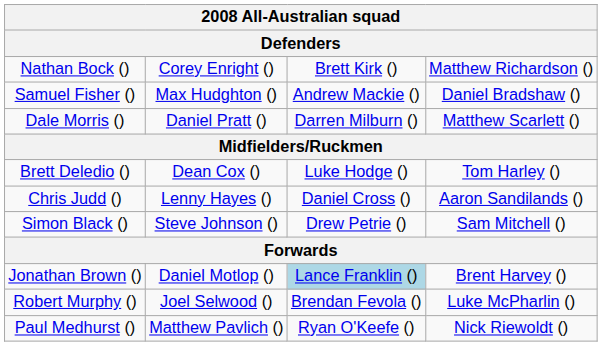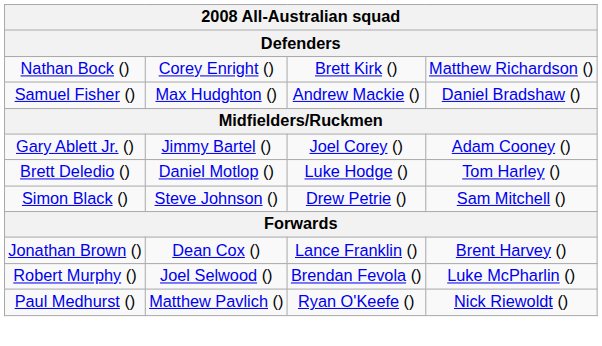- row: (75, 120)
+ row: (75, 146)
(216, 172) Dean Cox () -> (216, 172) Daniel Motlop ()
- row: (75, 198)
(216, 276) Daniel Motlop () -> (216, 250) Dean Cox ()
(356, 276) lightblue background -> (356, 250) no background
